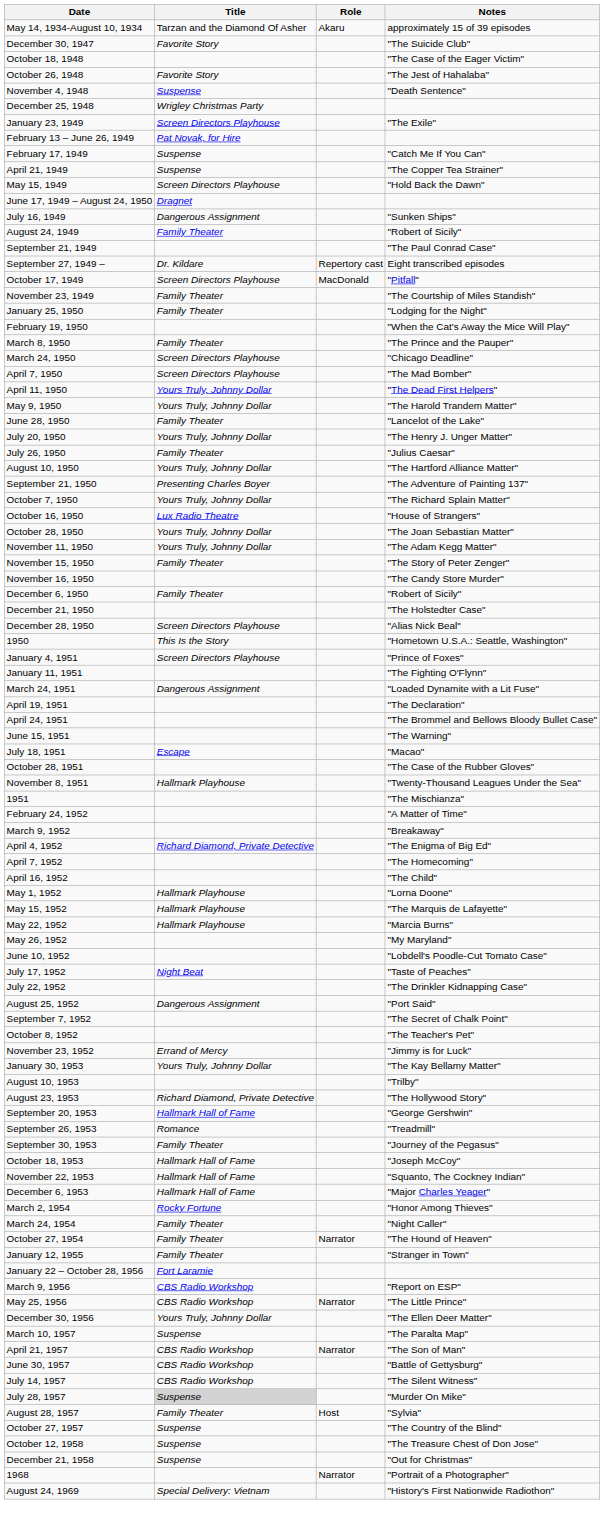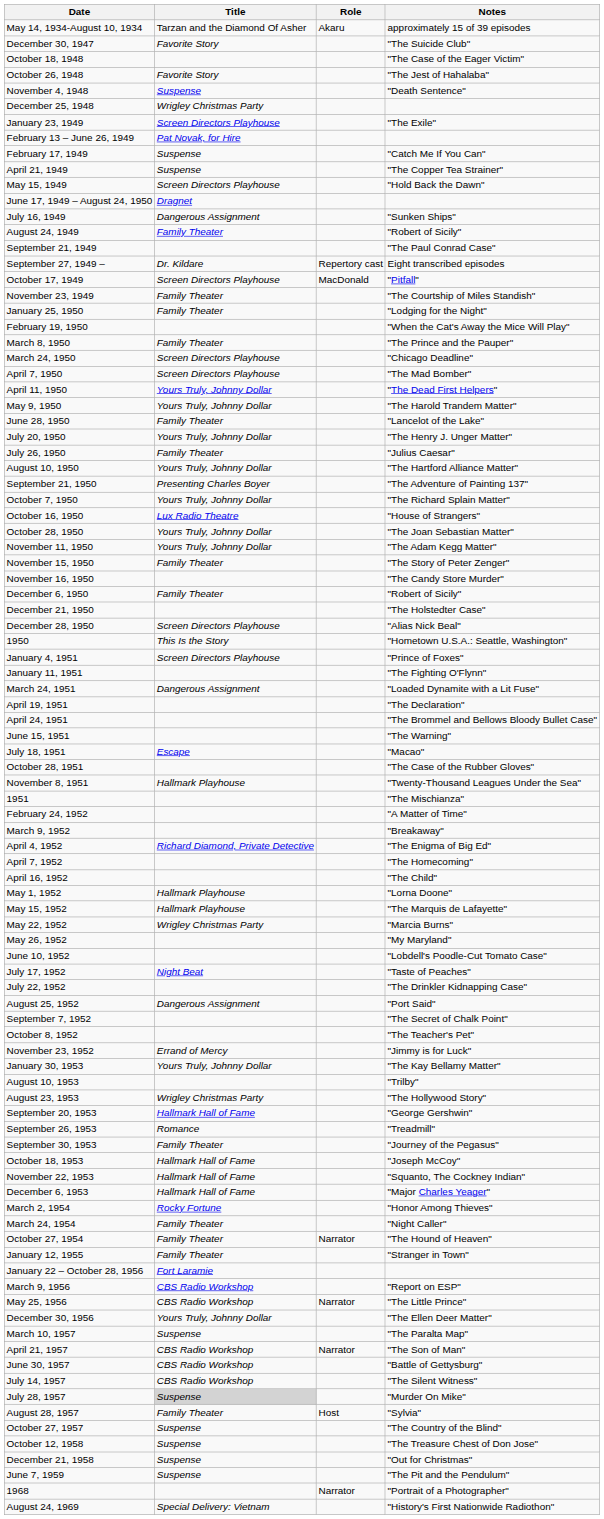(201, 924) Hallmark Playhouse -> (210, 924) Wrigley Christmas Party
(235, 1097) Richard Diamond, Private Detective -> (210, 1097) Wrigley Christmas Party
+ row: (35, 1475)
